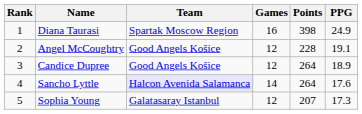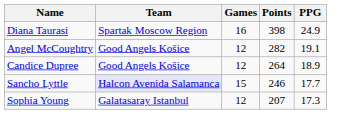- column: (20, 13)
(308, 48) 228 -> (277, 48) 282
(272, 83) 14 -> (241, 83) 15
(308, 83) 264 -> (277, 83) 246
(341, 83) 17.6 -> (310, 83) 17.7
